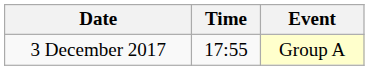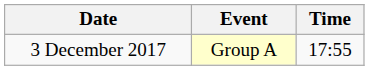columns swapped: (226, 19) <-> (312, 19)
